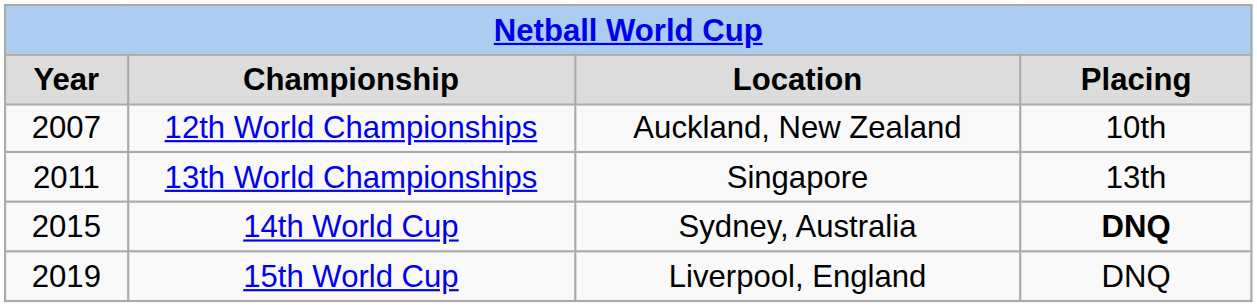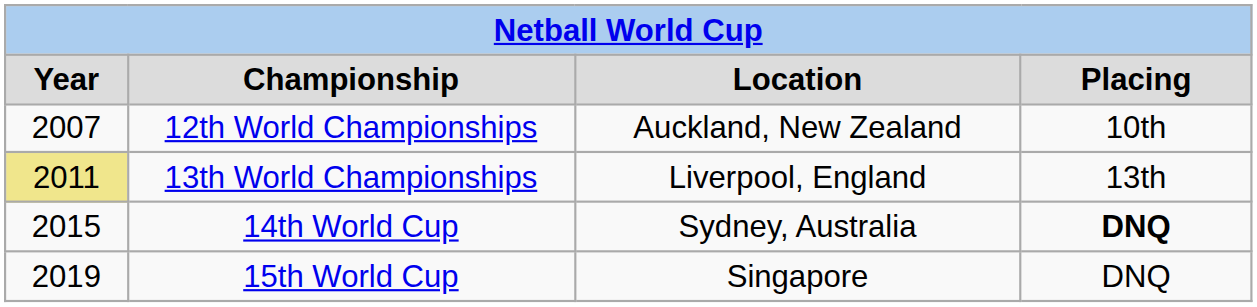(66, 177) no background -> (66, 177) khaki background
(798, 177) Singapore -> (798, 177) Liverpool, England
(798, 276) Liverpool, England -> (798, 276) Singapore
